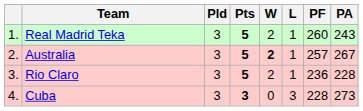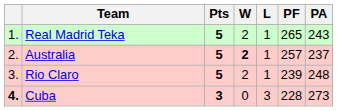- column: (217, 14)
(317, 34) 260 -> (292, 34) 265
(345, 55) 267 -> (319, 55) 237
(317, 75) 236 -> (292, 75) 239
(345, 75) 228 -> (319, 75) 248
(13, 95) normal -> (13, 95) bold
